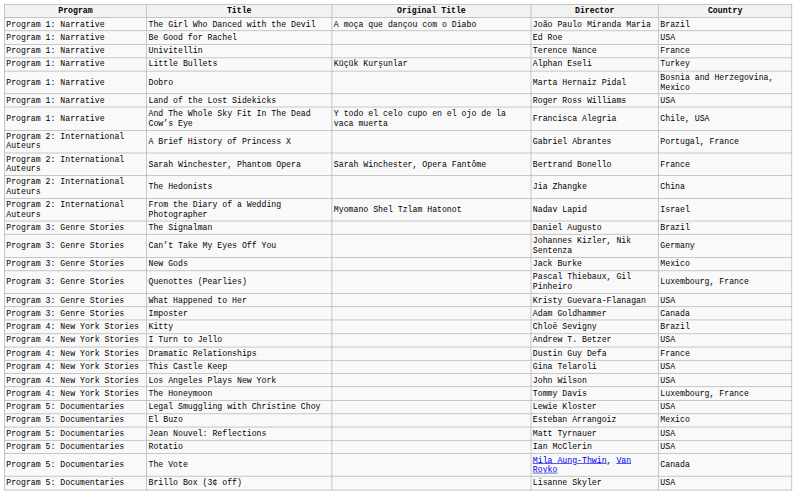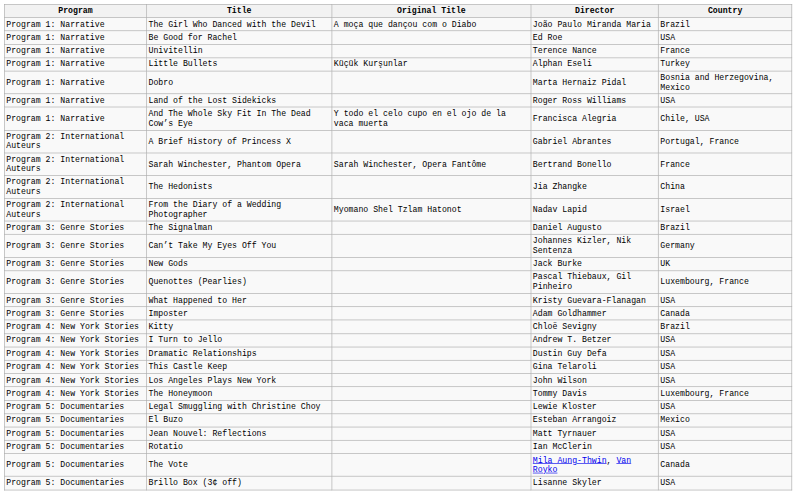(675, 264) Mexico -> (665, 264) UK
(675, 354) France -> (668, 354) USA
